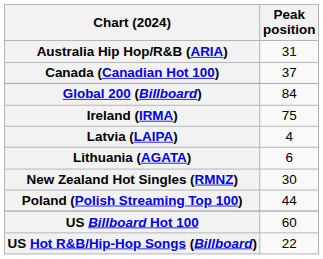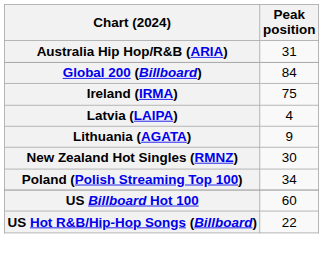- row: (132, 72)
(289, 158) 6 -> (289, 136) 9
(289, 200) 44 -> (289, 179) 34
